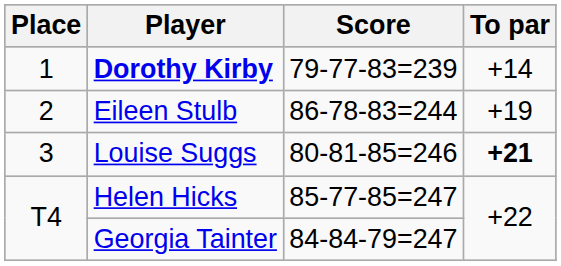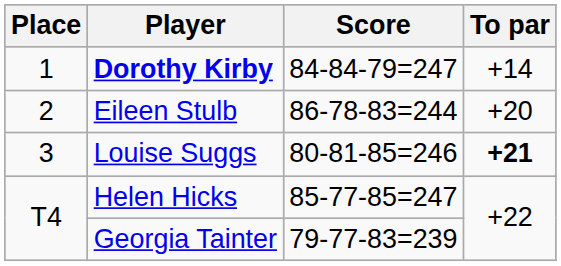(373, 68) 79-77-83=239 -> (373, 68) 84-84-79=247
(510, 111) +19 -> (510, 111) +20
(373, 238) 84-84-79=247 -> (373, 238) 79-77-83=239
